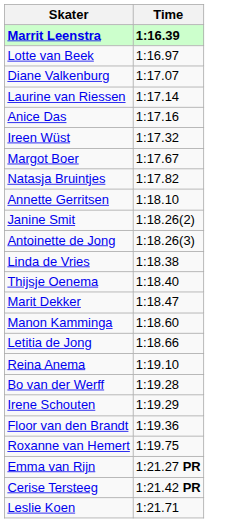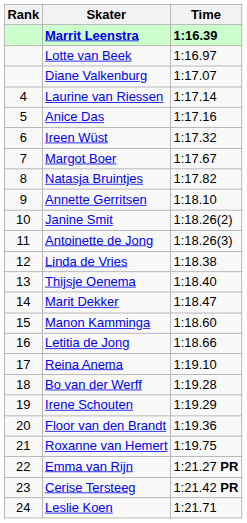+ column: (23, 14)
